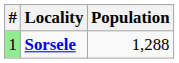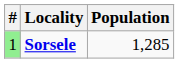(151, 44) 1,288 -> (151, 44) 1,285
